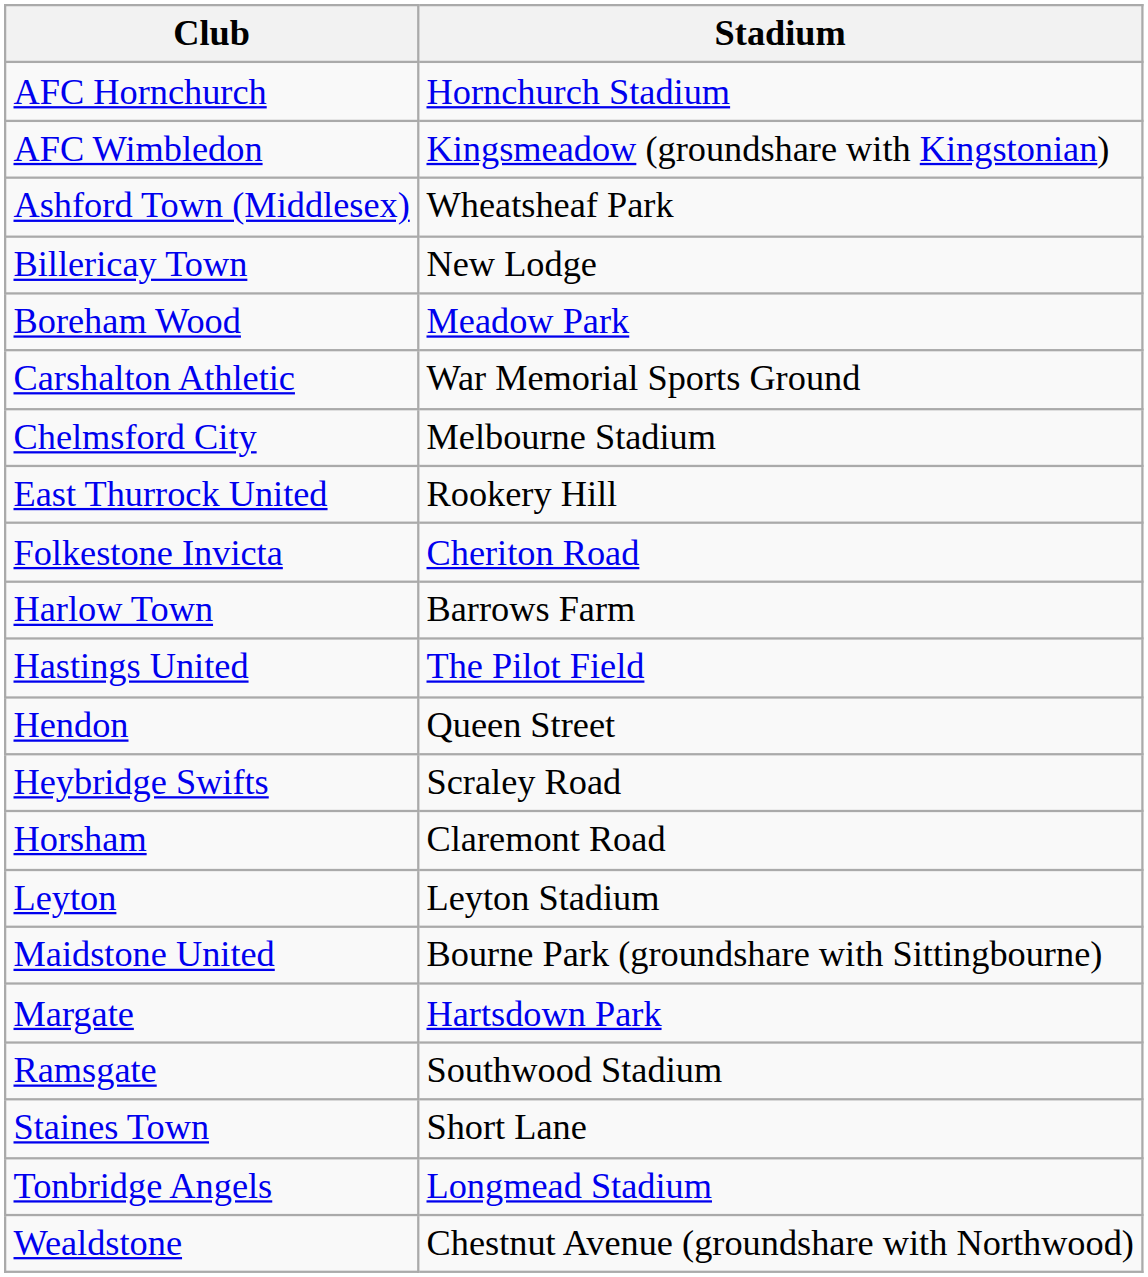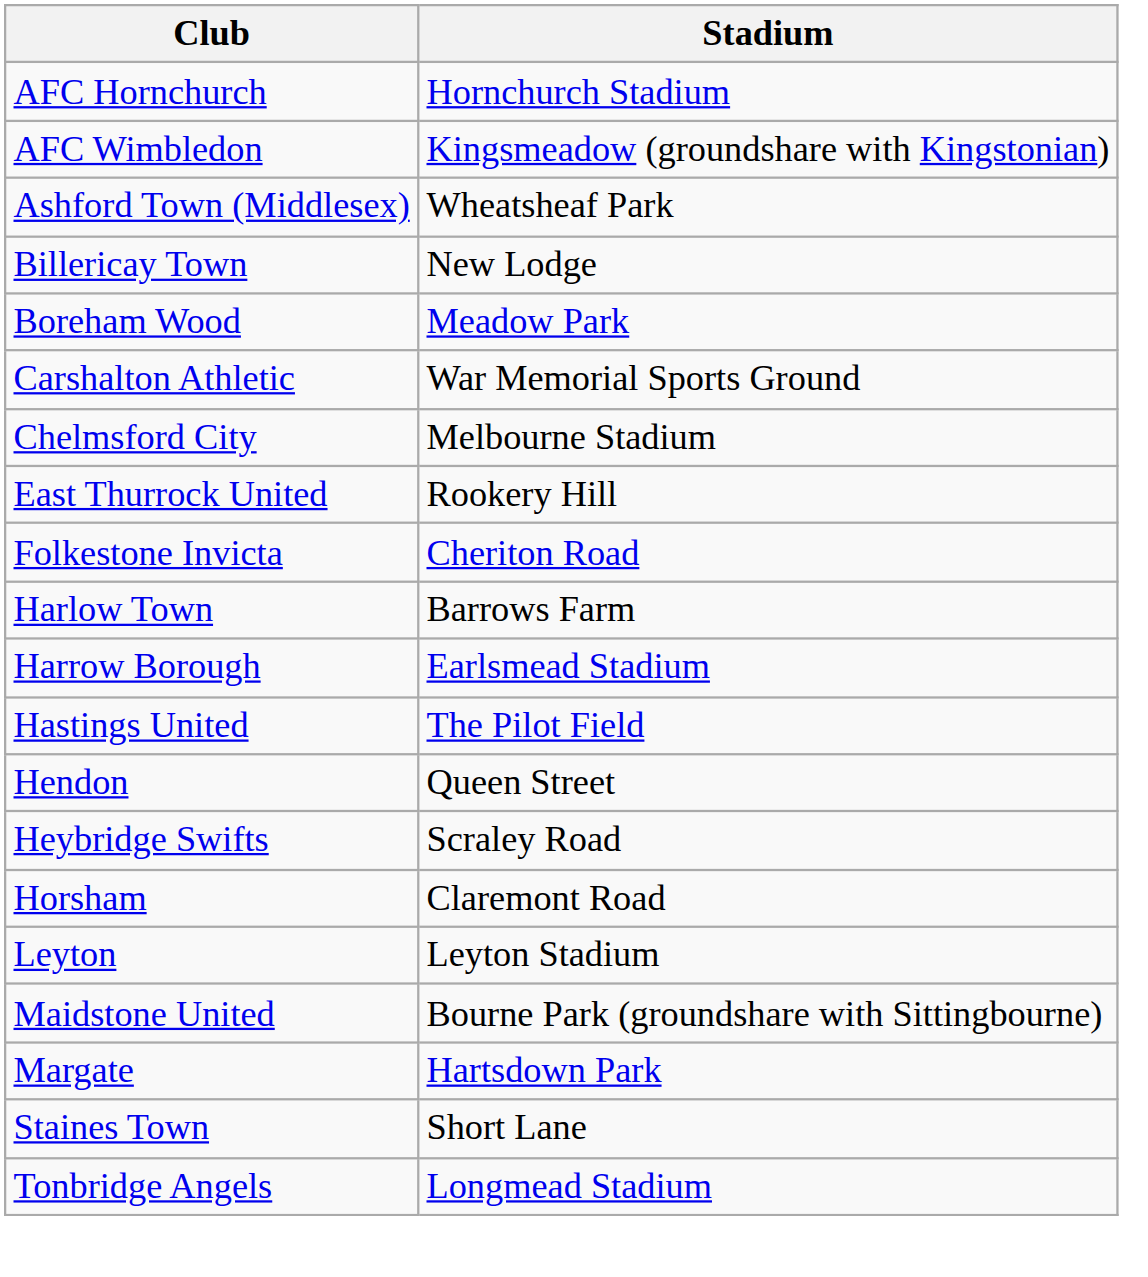+ row: (137, 666)
- row: (85, 1070)
- row: (98, 1242)
